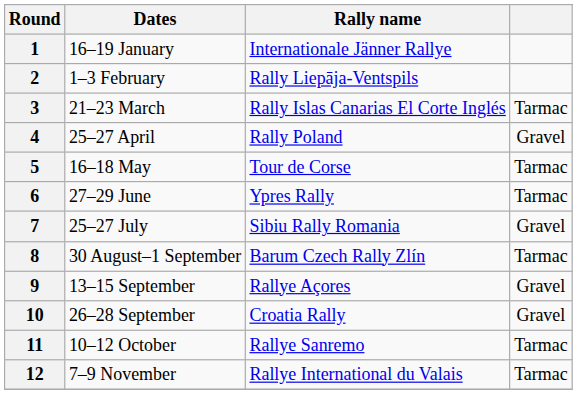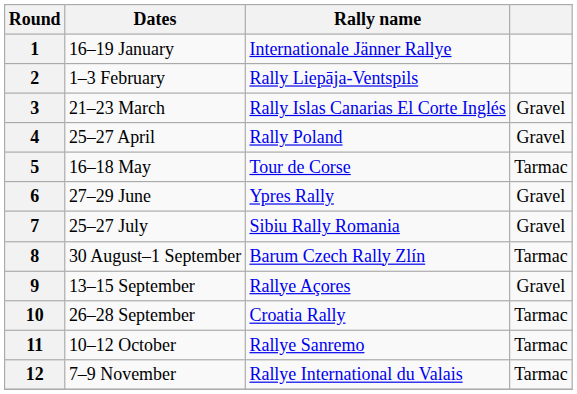(541, 108) Tarmac -> (541, 108) Gravel
(541, 196) Tarmac -> (541, 196) Gravel
(541, 315) Gravel -> (541, 315) Tarmac
